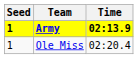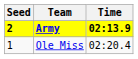(10, 29) 1 -> (10, 29) 2
